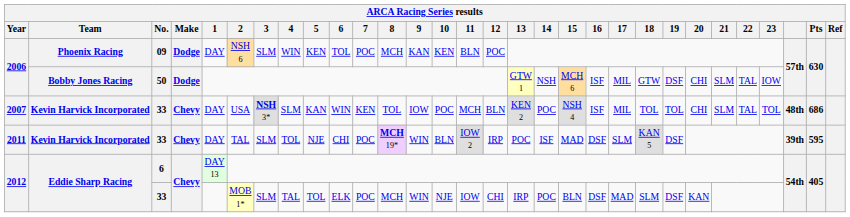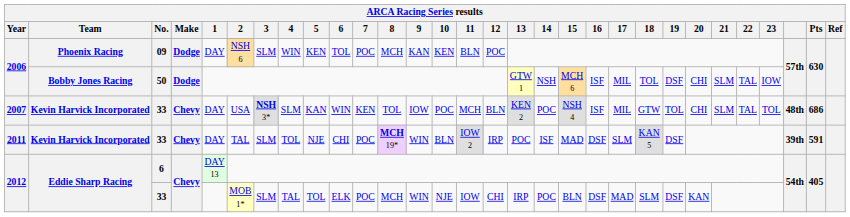(649, 81) GTW -> (649, 81) TOL
(649, 110) TOL -> (649, 110) GTW
(816, 139) 595 -> (816, 139) 591
